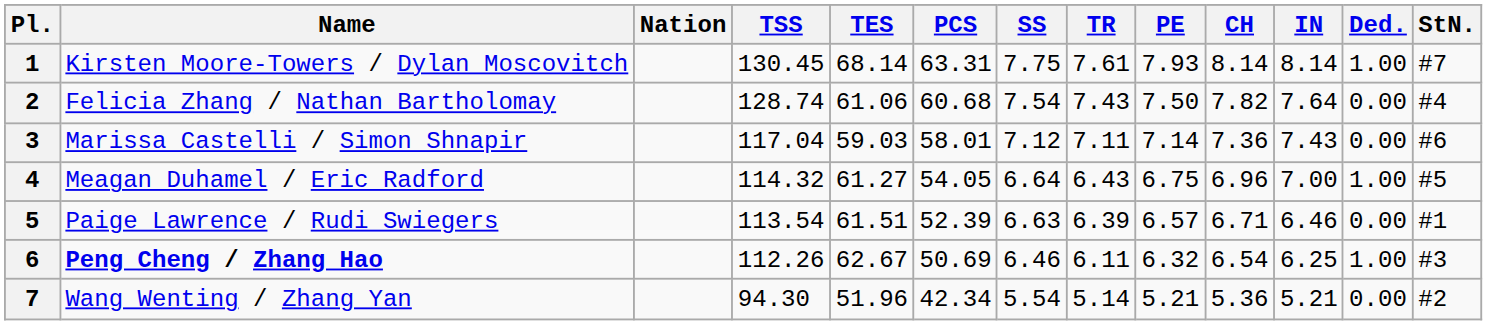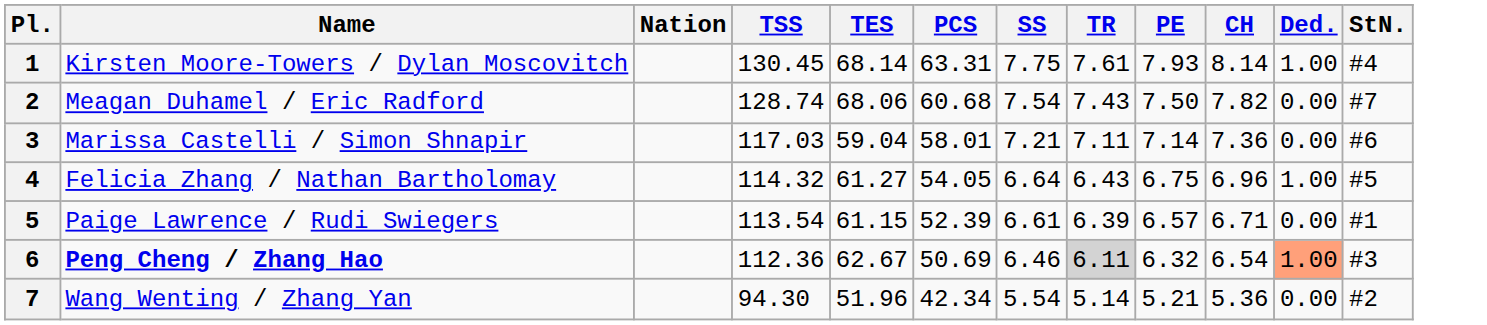- column: (1309, 25)
(1433, 64) #7 -> (1364, 64) #4
(311, 103) Felicia Zhang / Nathan Bartholomay -> (275, 103) Meagan Duhamel / Eric Radford
(872, 103) 61.06 -> (872, 103) 68.06
(1433, 103) #4 -> (1364, 103) #7
(781, 142) 117.04 -> (781, 142) 117.03
(872, 142) 59.03 -> (872, 142) 59.04
(1032, 142) 7.12 -> (1032, 142) 7.21
(275, 181) Meagan Duhamel / Eric Radford -> (311, 181) Felicia Zhang / Nathan Bartholomay
(872, 221) 61.51 -> (872, 221) 61.15
(1032, 221) 6.63 -> (1032, 221) 6.61
(781, 260) 112.26 -> (781, 260) 112.36
(1101, 260) no background -> (1101, 260) lightgrey background
(1378, 260) no background -> (1309, 260) lightsalmon background
